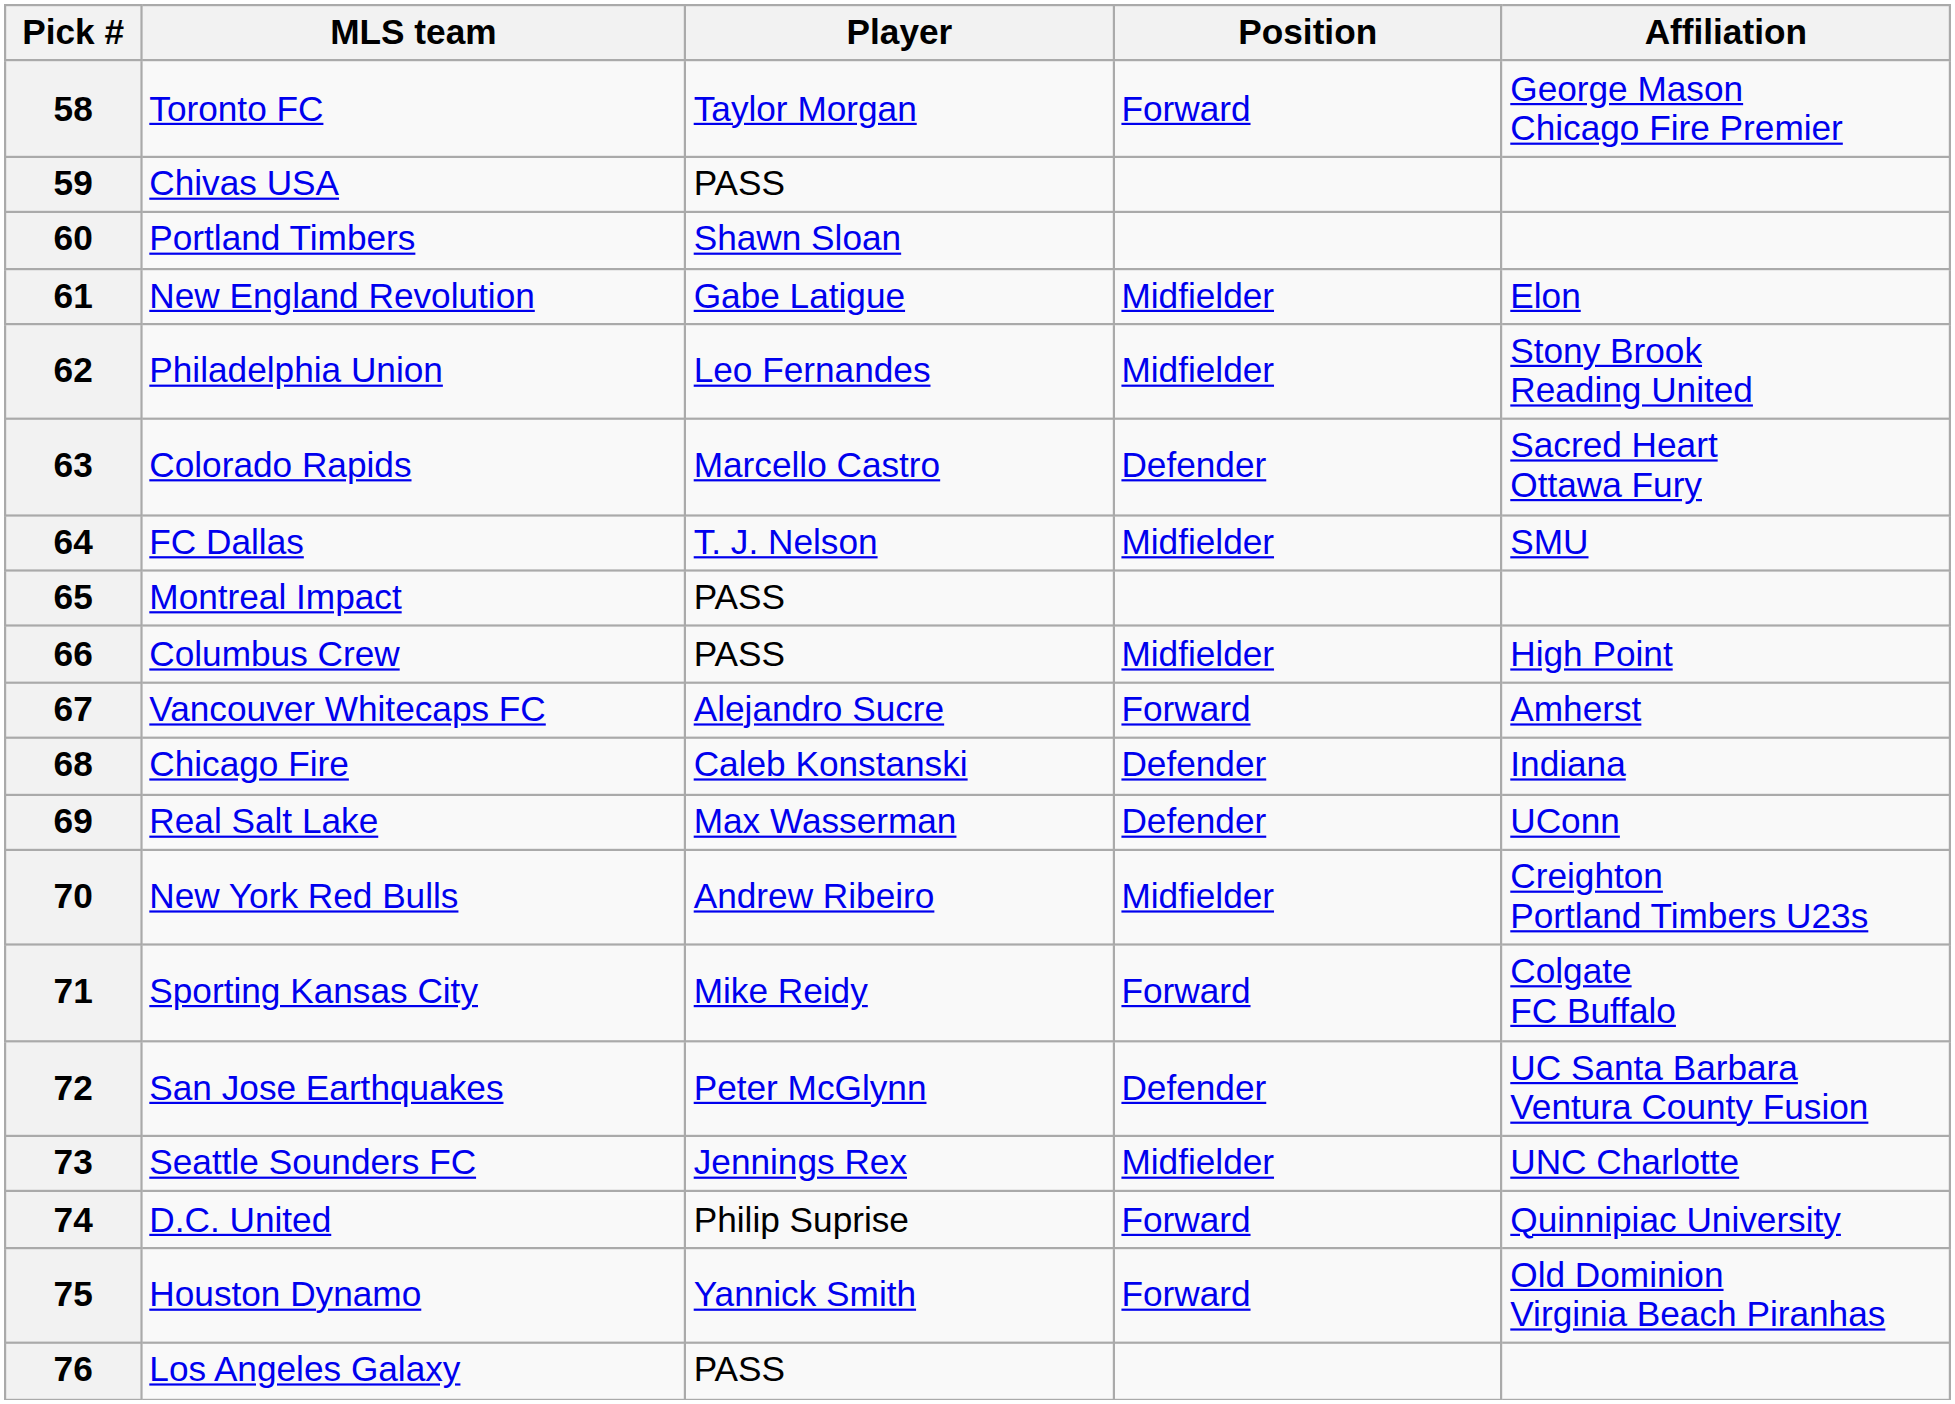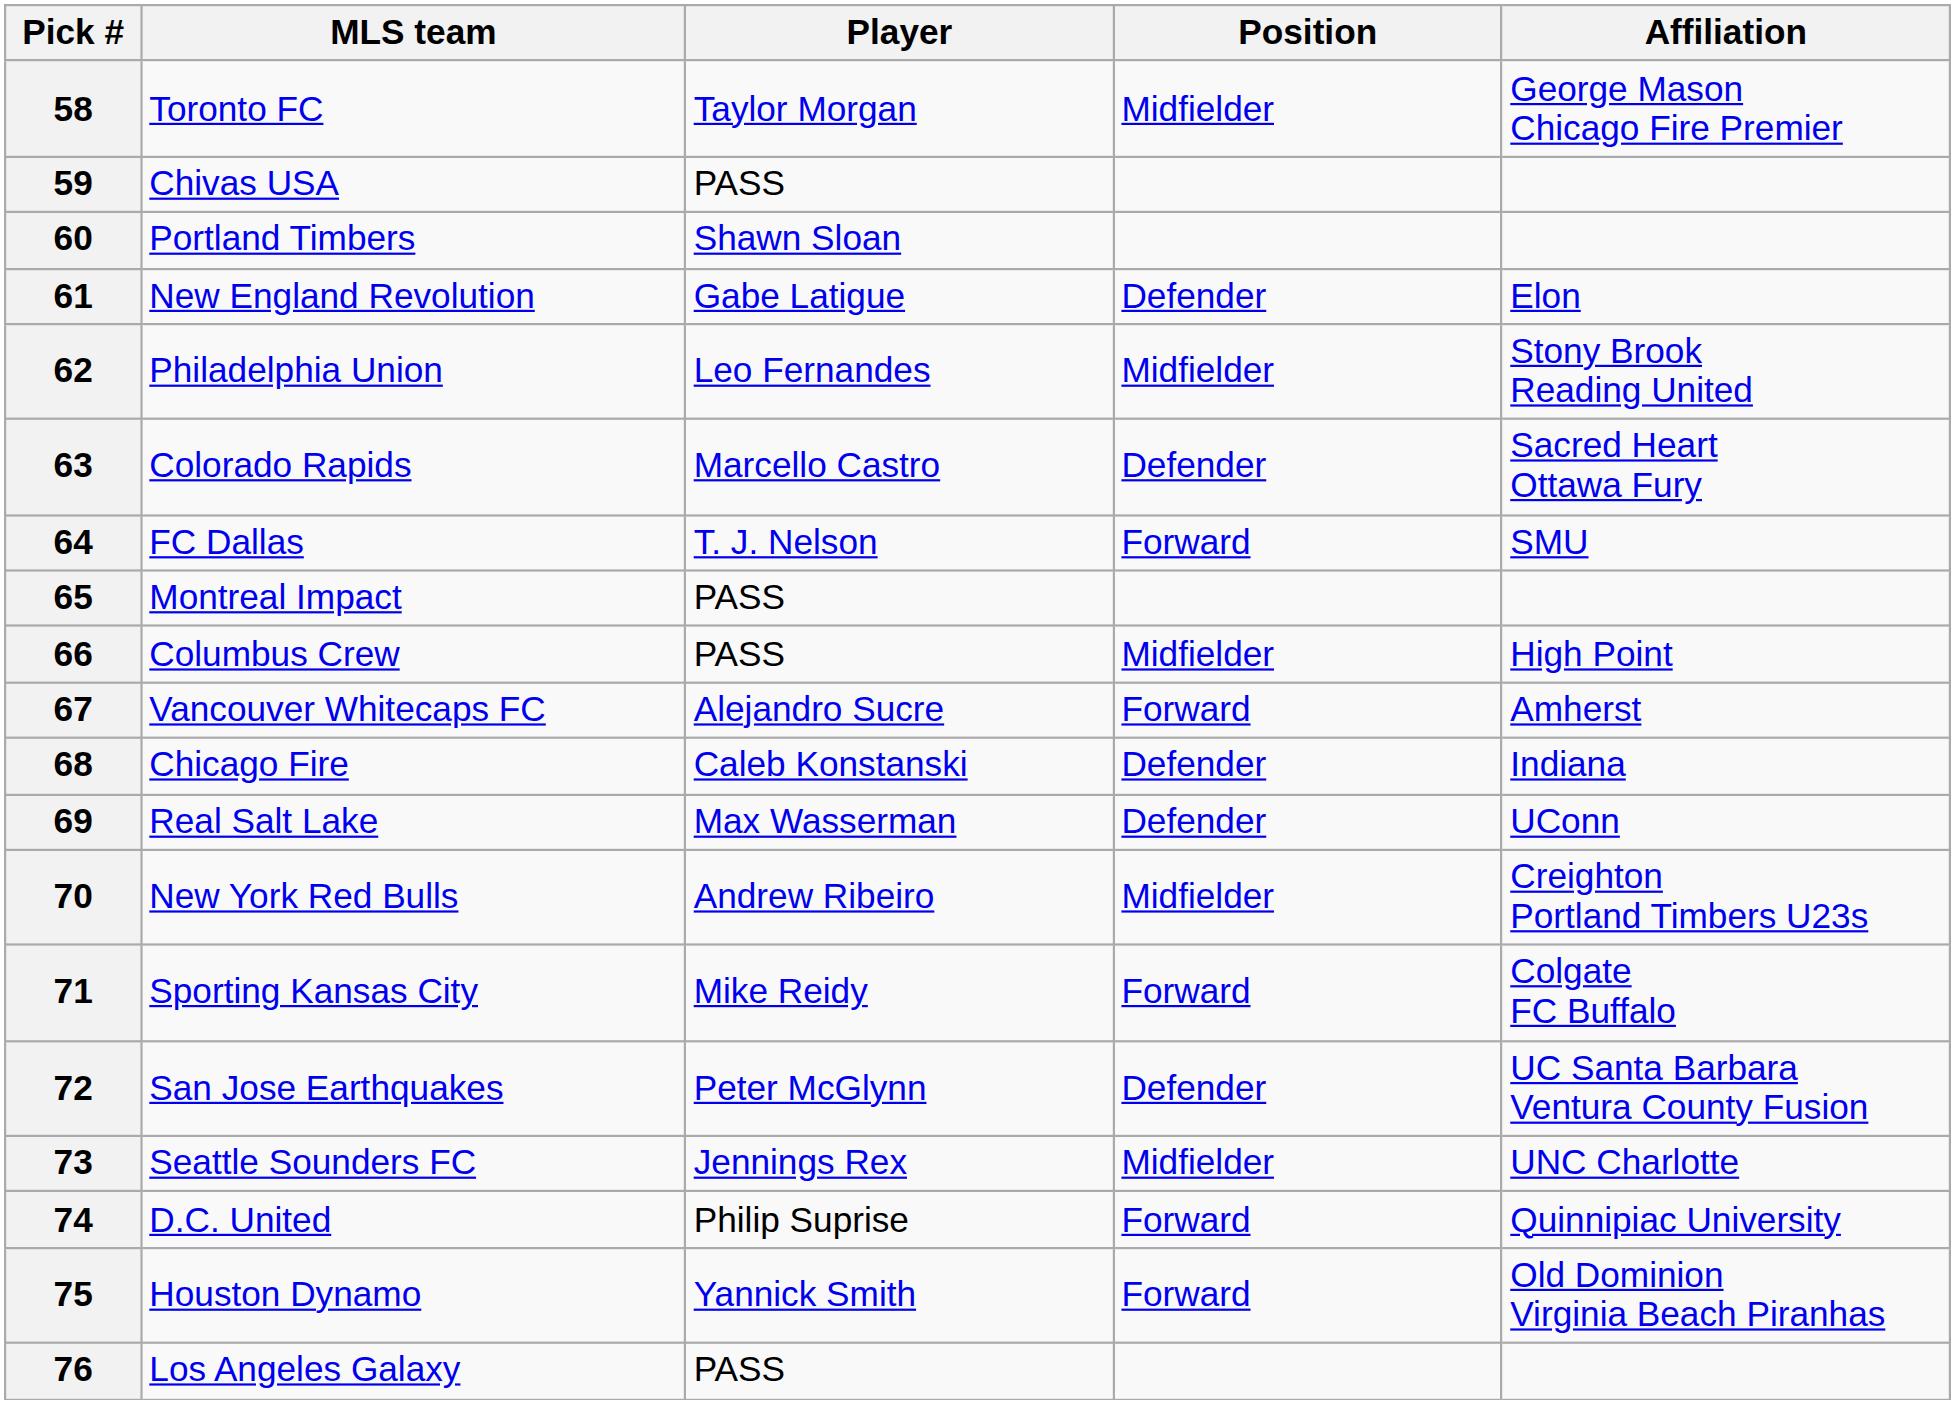(1186, 108) Forward -> (1198, 108) Midfielder
(1198, 295) Midfielder -> (1194, 295) Defender
(1198, 541) Midfielder -> (1186, 541) Forward
